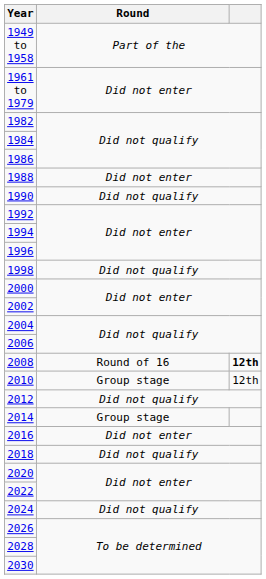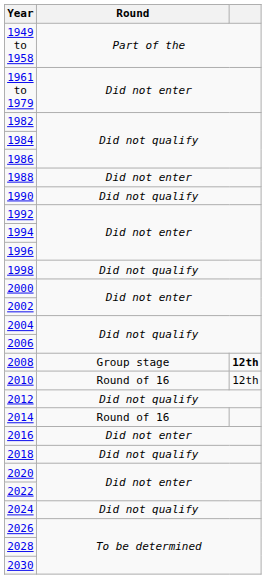(133, 362) Round of 16 -> (133, 362) Group stage
(133, 380) Group stage -> (133, 380) Round of 16
(133, 417) Group stage -> (133, 417) Round of 16
